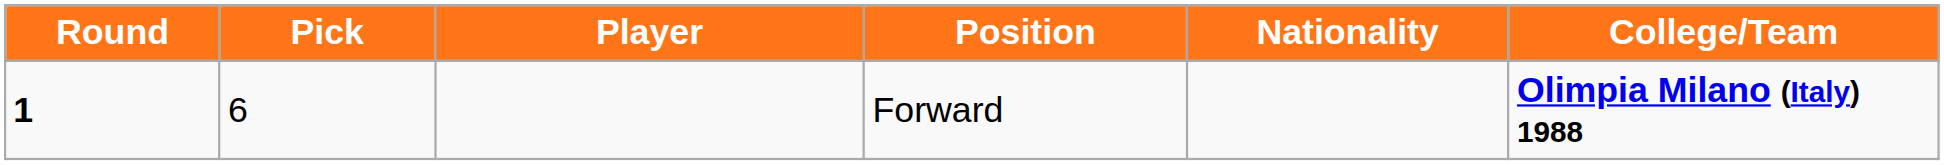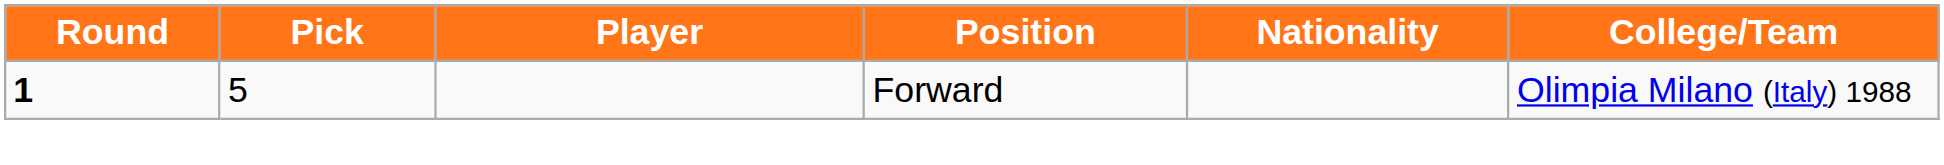(238, 109) 6 -> (238, 89) 5
(1689, 109) bold -> (1714, 89) normal
